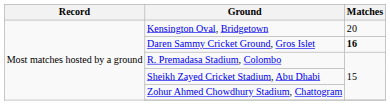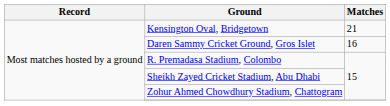(352, 28) 20 -> (352, 28) 21
(352, 44) bold -> (352, 44) normal
